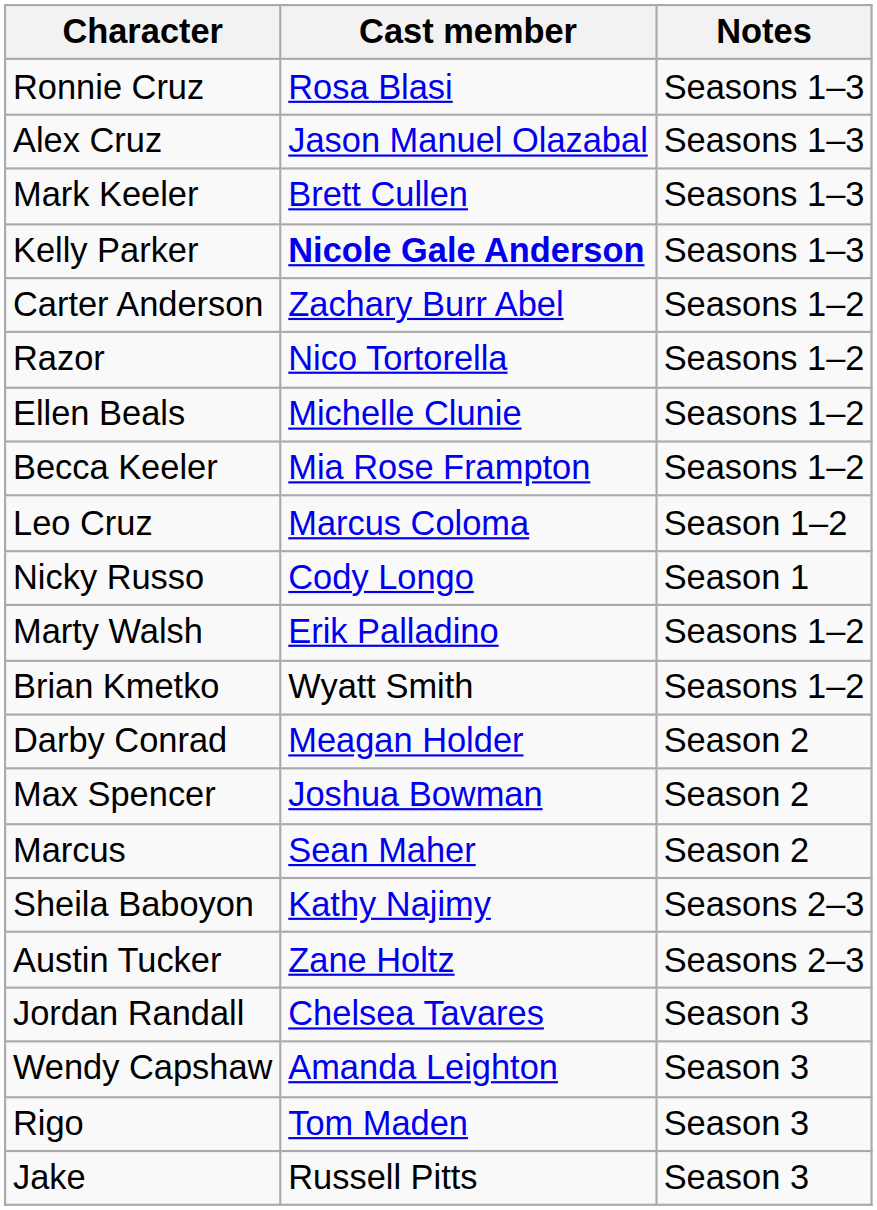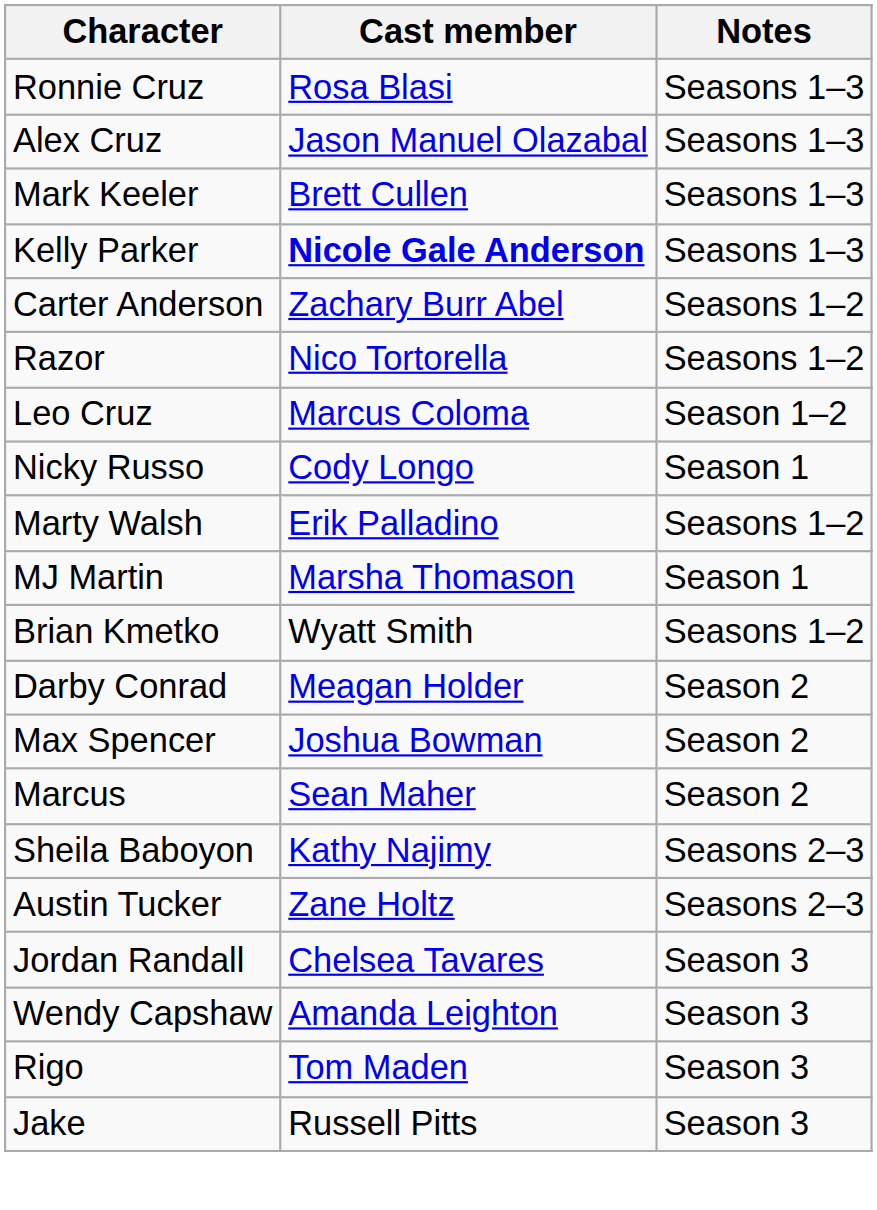- row: (99, 413)
- row: (115, 468)
+ row: (89, 577)
